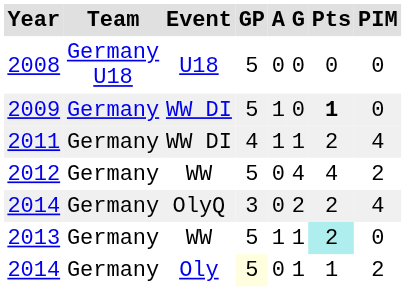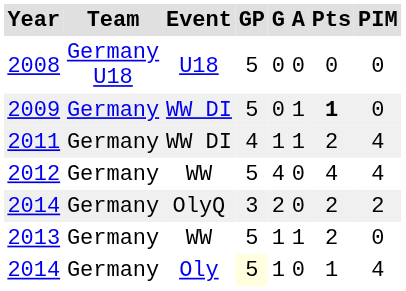columns swapped: (298, 20) <-> (278, 20)
(378, 174) 2 -> (378, 174) 4
(378, 206) 4 -> (378, 206) 2
(331, 238) paleturquoise background -> (331, 238) no background
(378, 270) 2 -> (378, 270) 4
